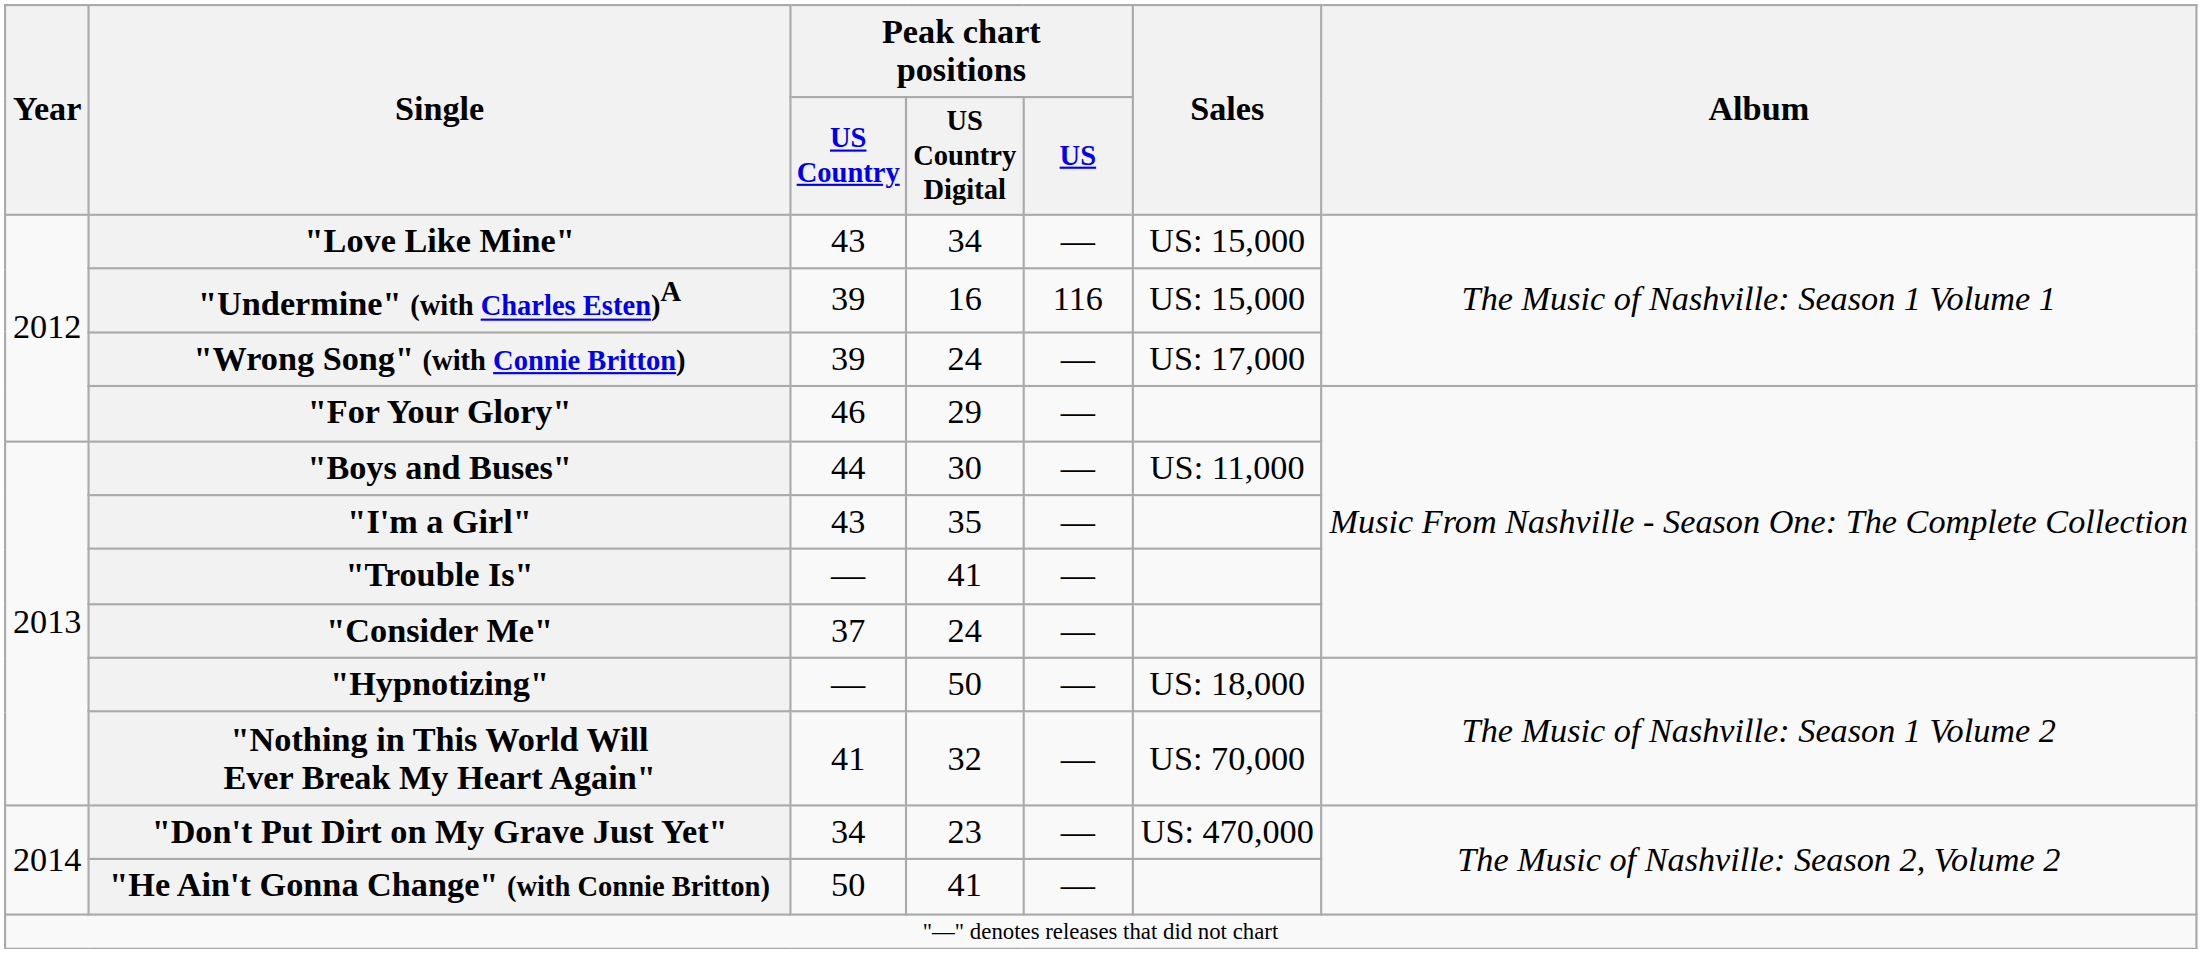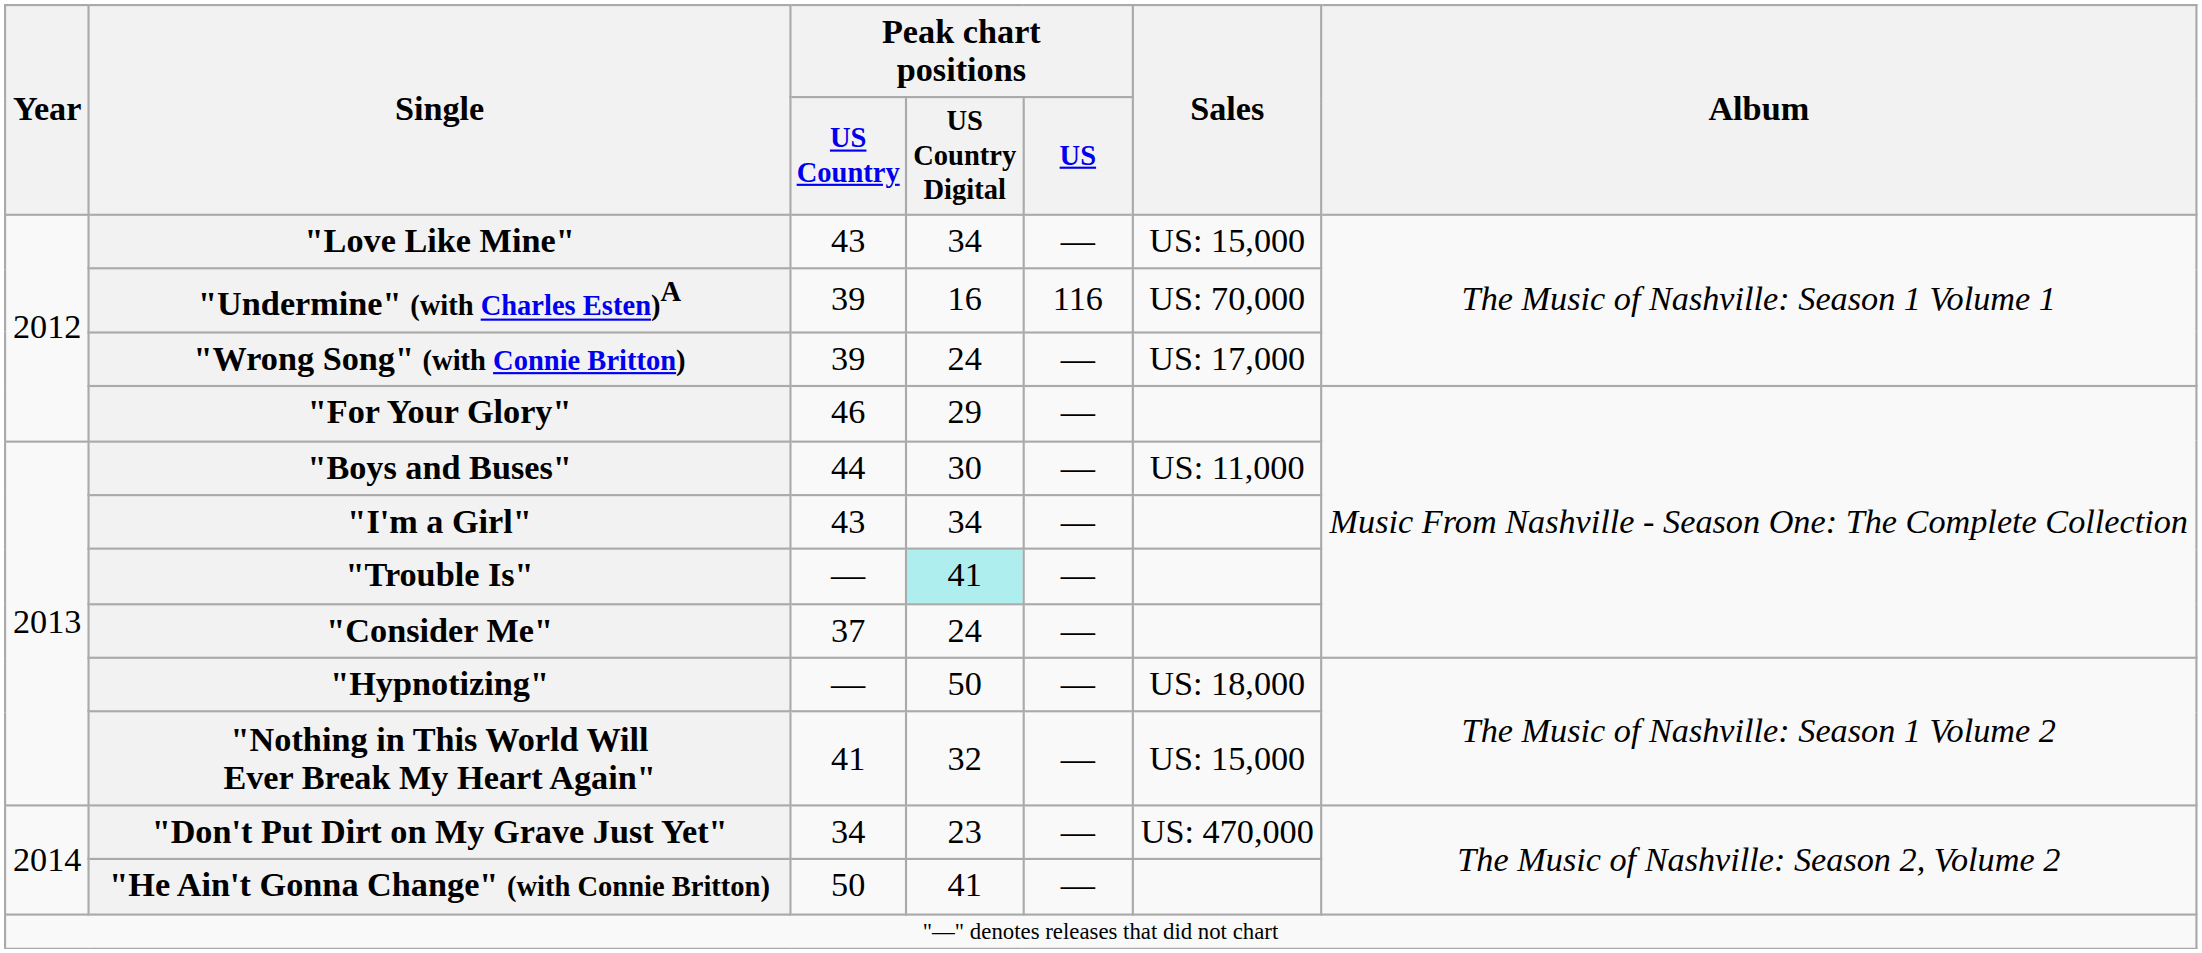(1227, 299) US: 15,000 -> (1227, 299) US: 70,000
(965, 521) 35 -> (965, 521) 34
(965, 575) no background -> (965, 575) paleturquoise background
(1227, 757) US: 70,000 -> (1227, 757) US: 15,000
